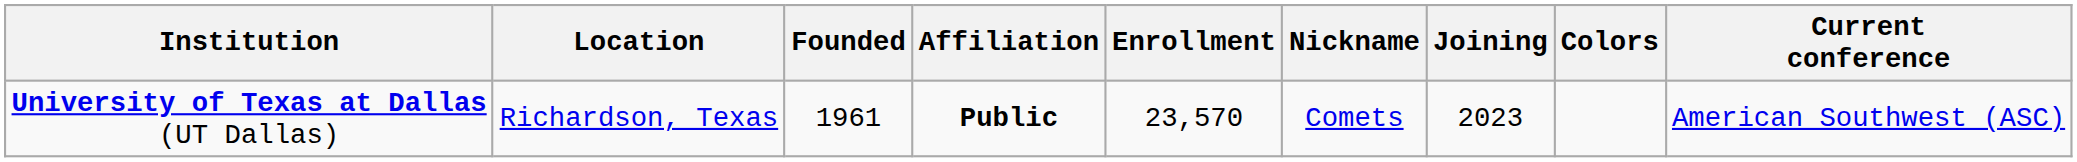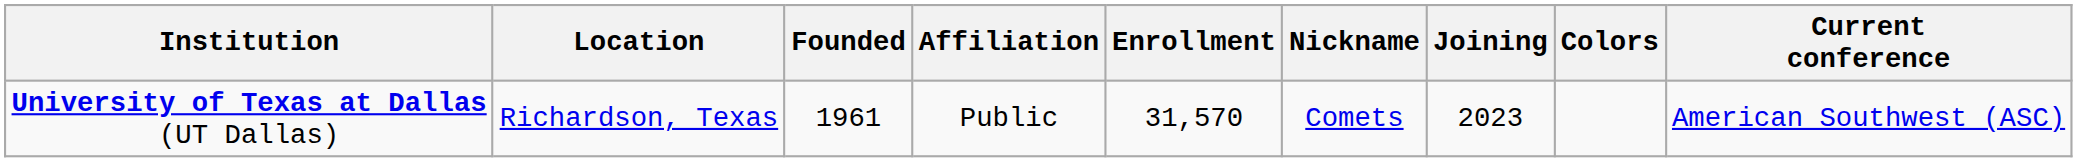(1009, 119) bold -> (1009, 119) normal
(1194, 119) 23,570 -> (1194, 119) 31,570
